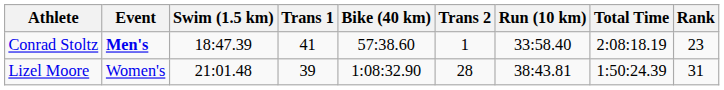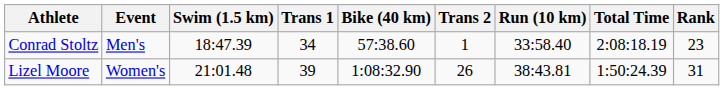(127, 45) bold -> (125, 45) normal
(308, 45) 41 -> (308, 45) 34
(465, 71) 28 -> (465, 71) 26
